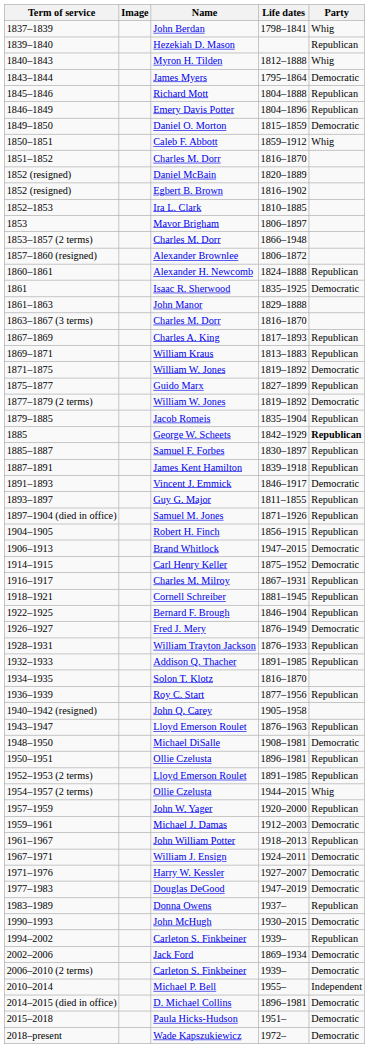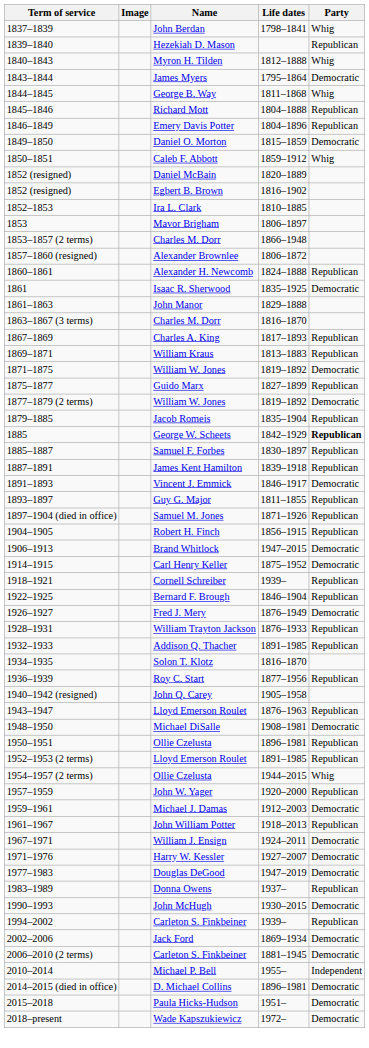+ row: (30, 93)
- row: (30, 158)
- row: (30, 581)
(284, 597) 1881–1945 -> (273, 581) 1939–
(273, 970) 1939– -> (284, 954) 1881–1945
